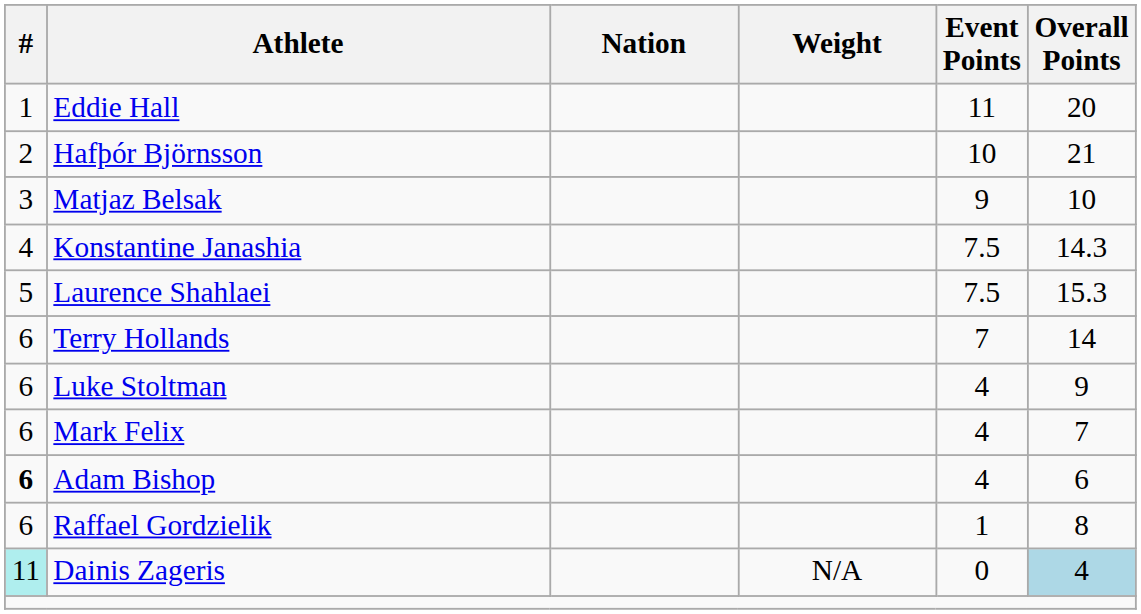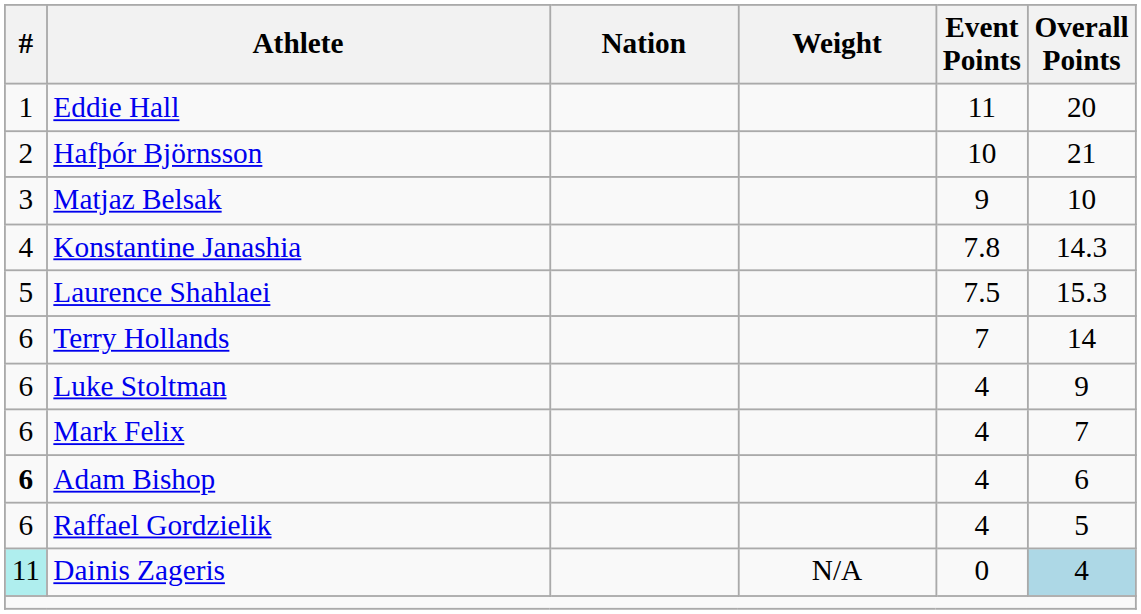(982, 246) 7.5 -> (982, 246) 7.8
(982, 525) 1 -> (982, 525) 4
(1082, 525) 8 -> (1082, 525) 5
